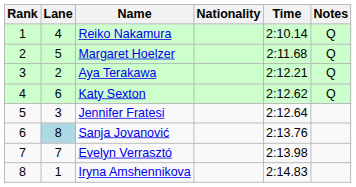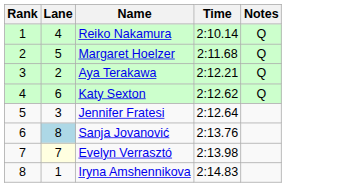- column: (228, 14)
(58, 152) no background -> (58, 152) lightyellow background
